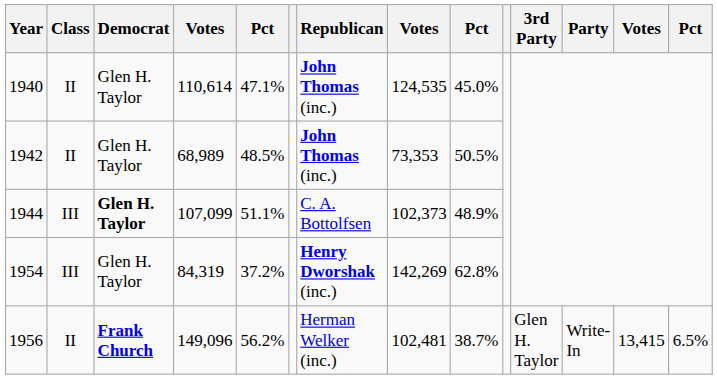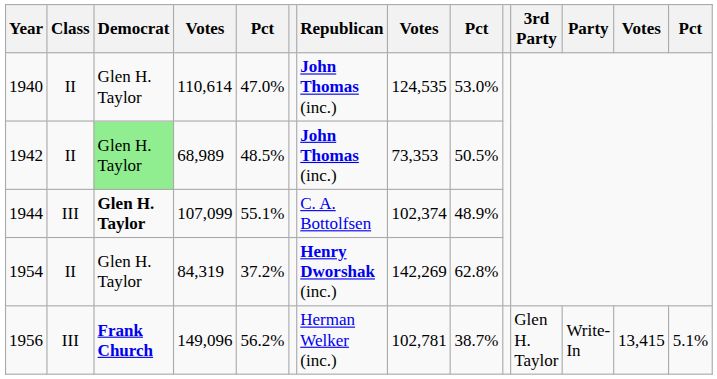(262, 86) 47.1% -> (262, 86) 47.0%
(477, 86) 45.0% -> (477, 86) 53.0%
(125, 155) no background -> (125, 155) lightgreen background
(262, 213) 51.1% -> (262, 213) 55.1%
(419, 213) 102,373 -> (419, 213) 102,374
(70, 271) III -> (70, 271) II
(70, 340) II -> (70, 340) III
(419, 340) 102,481 -> (419, 340) 102,781
(690, 340) 6.5% -> (690, 340) 5.1%
